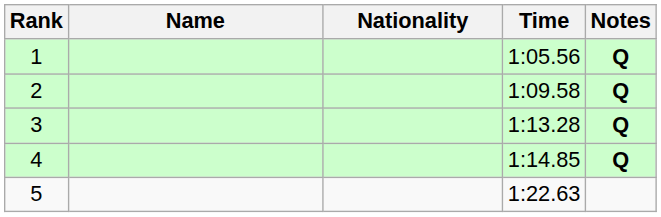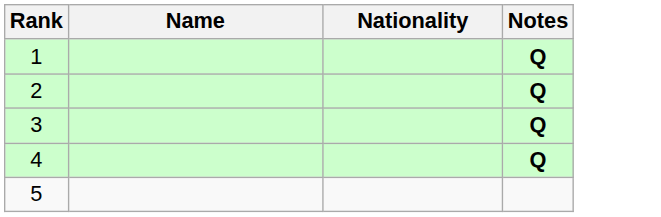- column: (544, 21)
